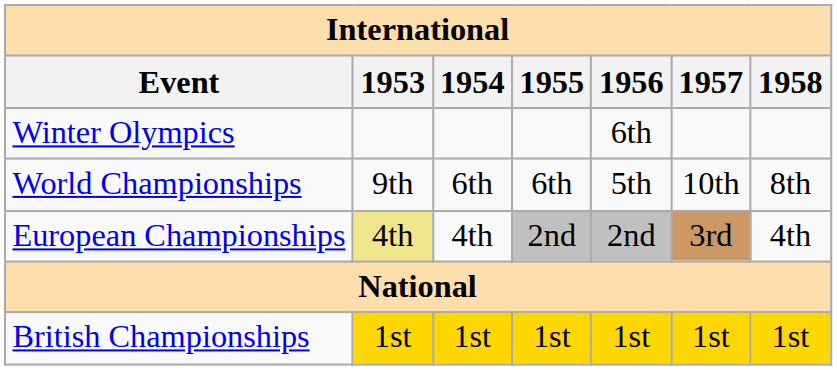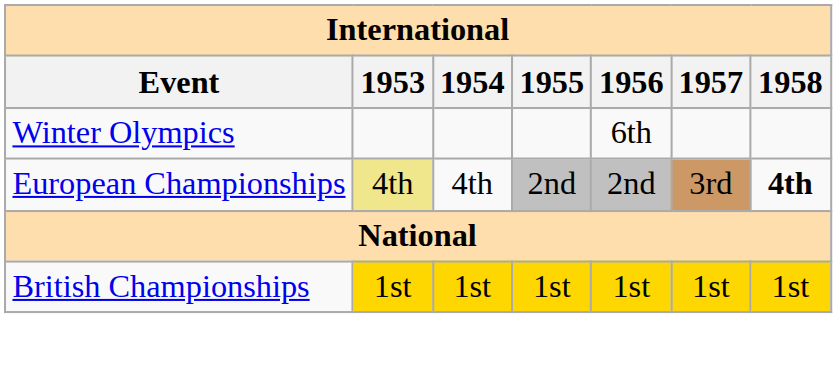- row: (157, 183)
(790, 235) normal -> (790, 183) bold
